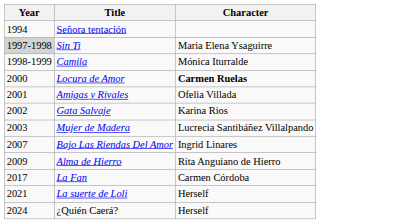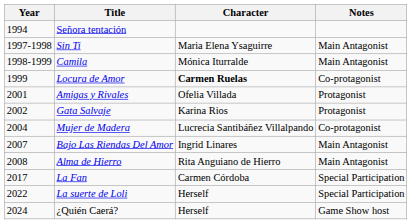+ column: (361, 12)
(29, 45) lightgrey background -> (29, 45) no background
(17, 78) 2000 -> (17, 78) 1999
(17, 128) 2003 -> (17, 128) 2004
(17, 161) 2009 -> (17, 161) 2008
(17, 194) 2021 -> (17, 194) 2022
